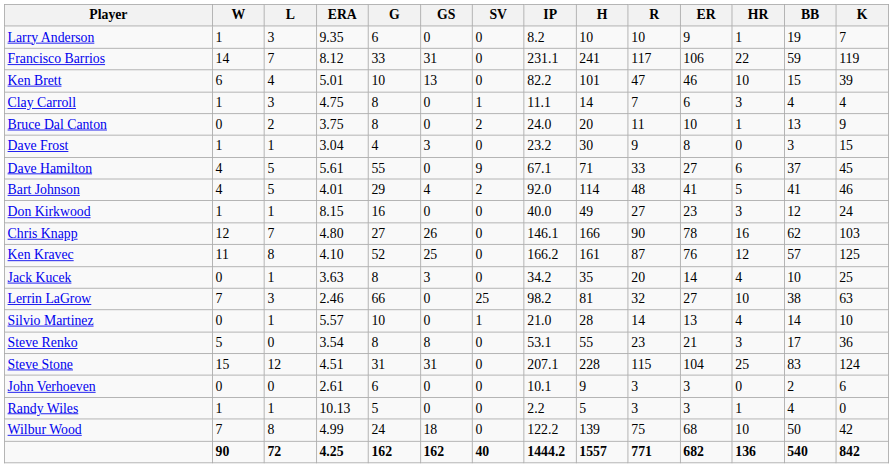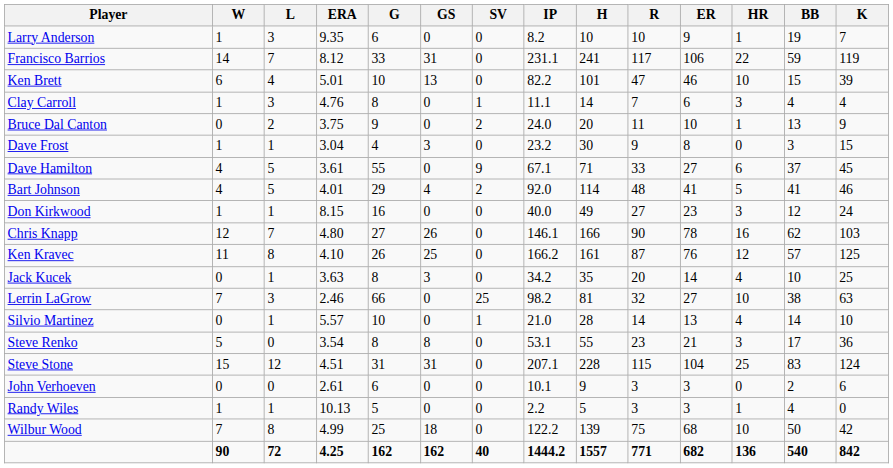(331, 102) 4.75 -> (331, 102) 4.76
(375, 124) 8 -> (375, 124) 9
(331, 168) 5.61 -> (331, 168) 3.61
(378, 255) 52 -> (378, 255) 26
(378, 430) 24 -> (378, 430) 25
